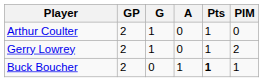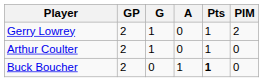rows swapped: (41, 49) <-> (42, 31)
(236, 67) 1 -> (236, 67) 0
